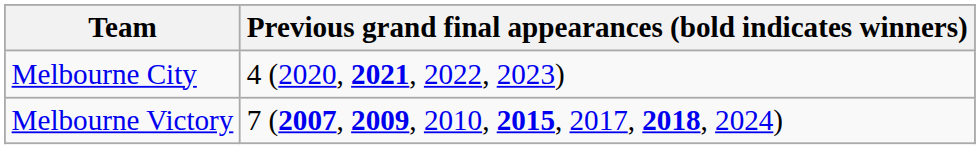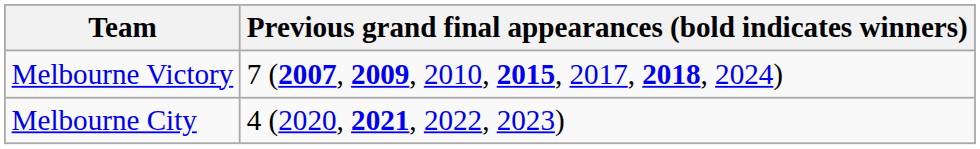rows swapped: (104, 73) <-> (122, 119)
